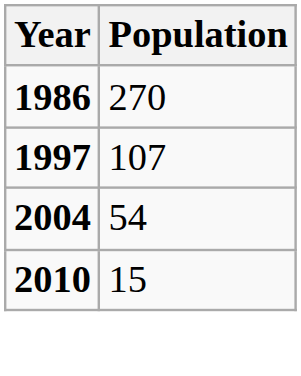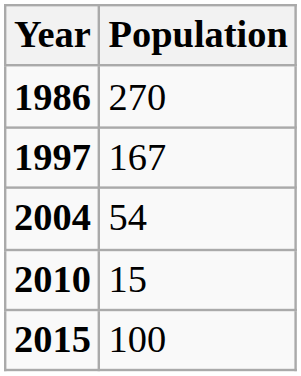(137, 156) 107 -> (137, 156) 167
+ row: (52, 339)
